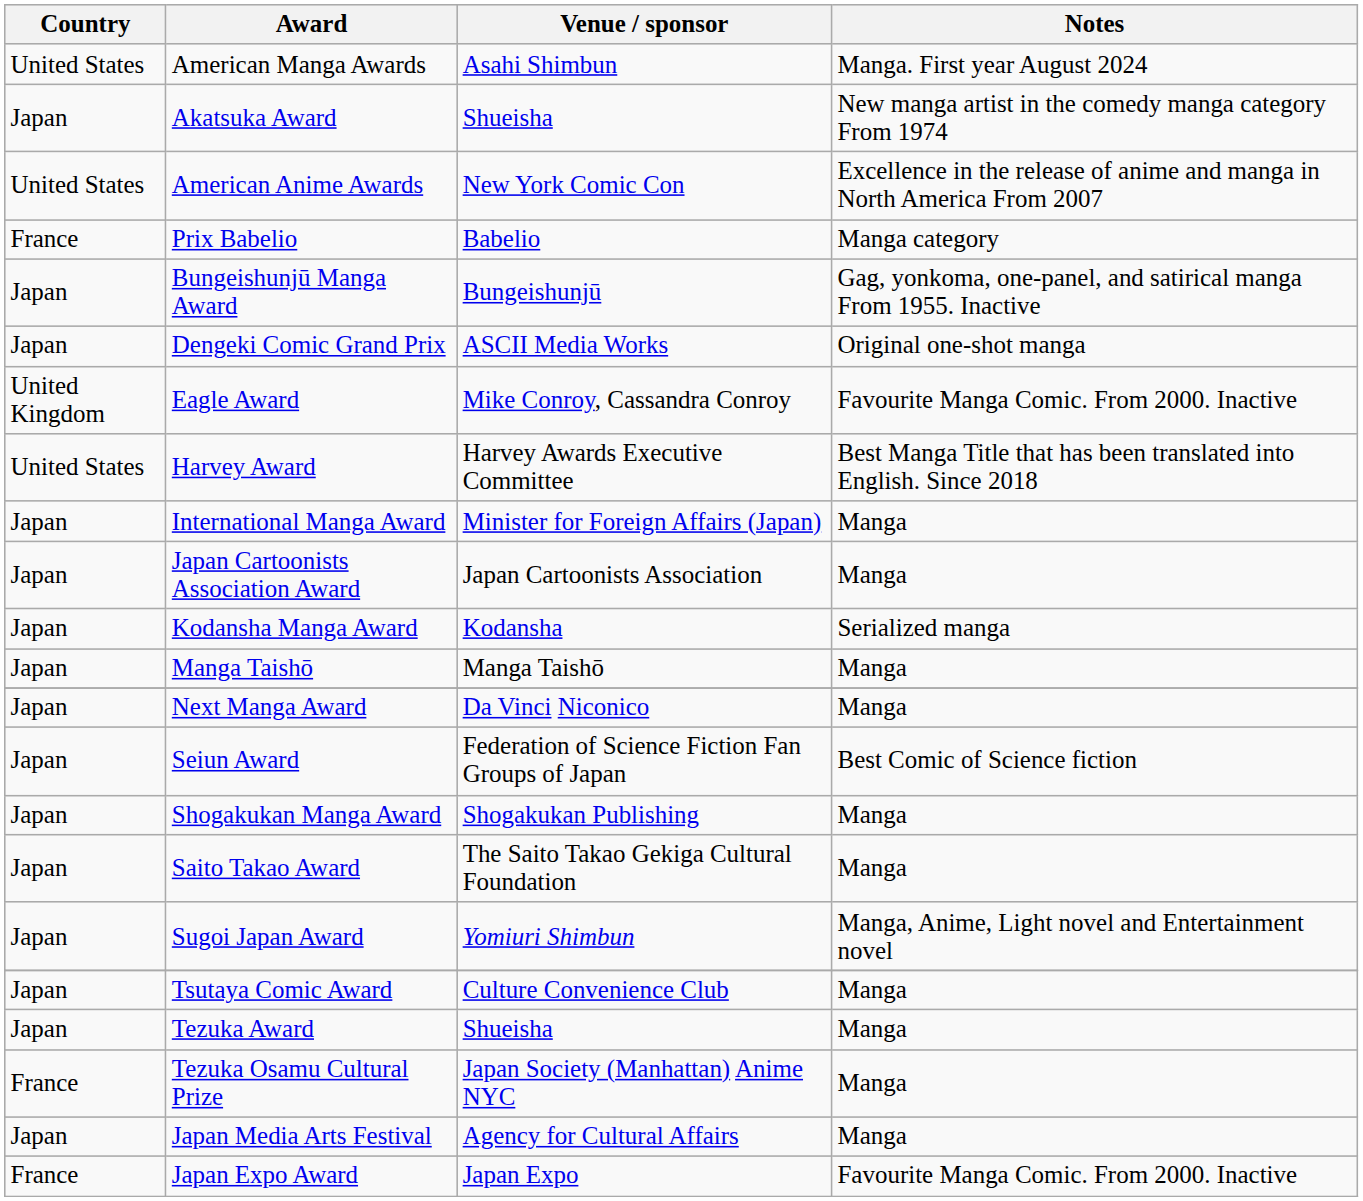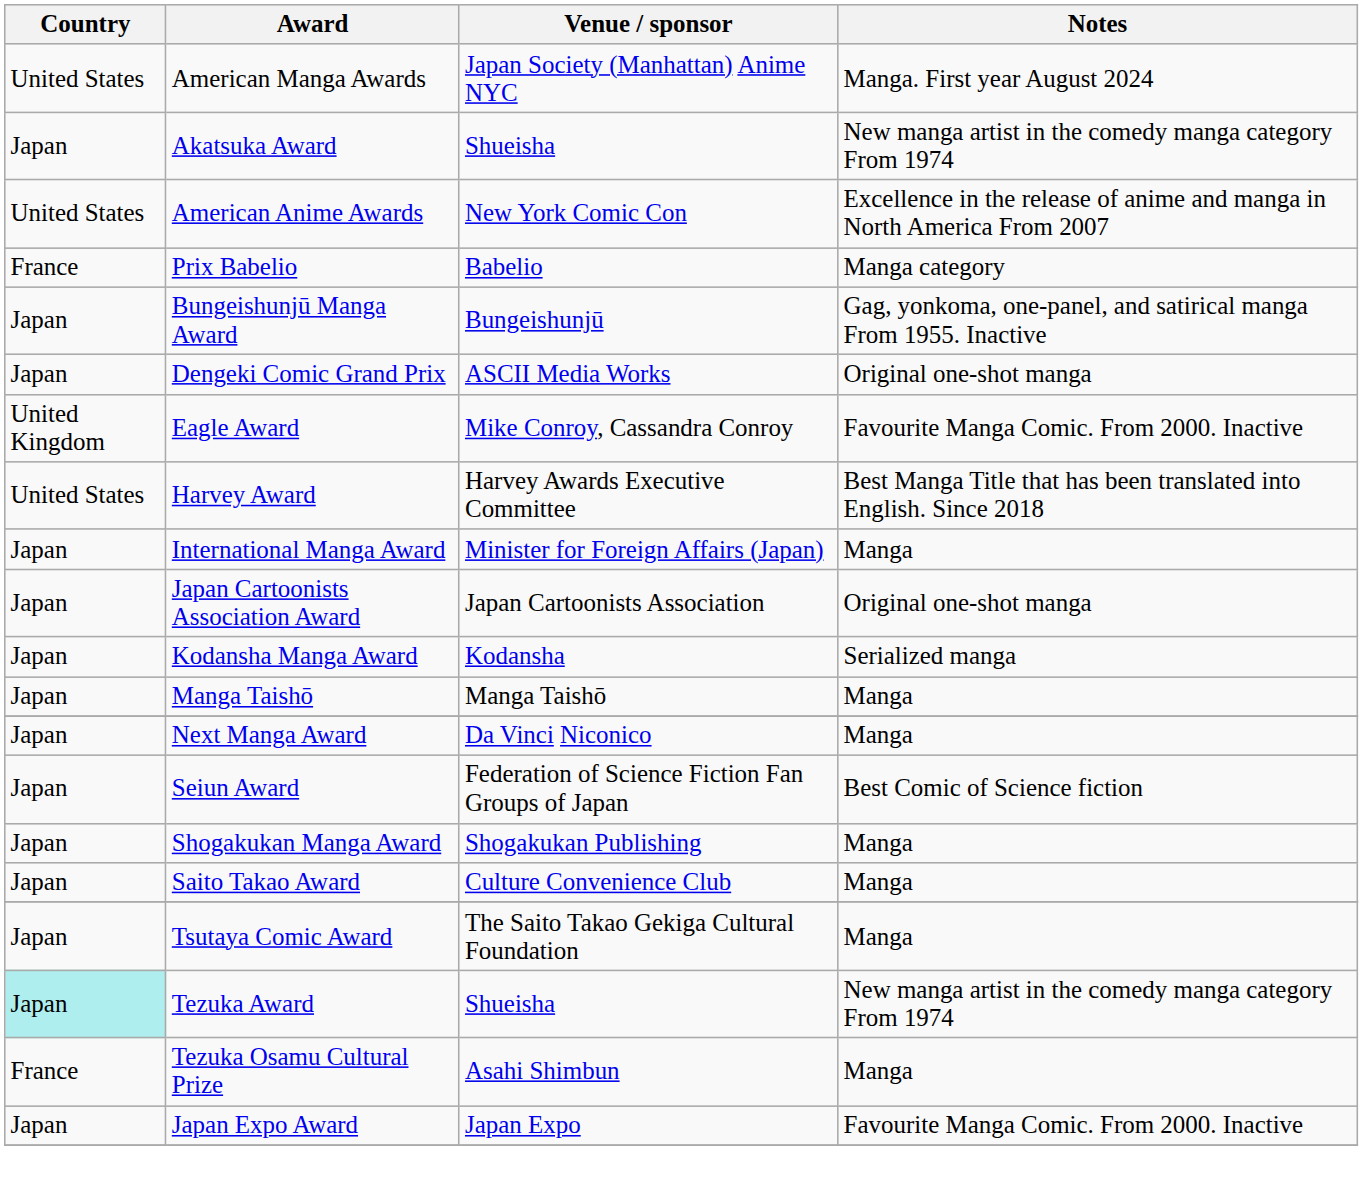(540, 63) Asahi Shimbun -> (635, 77) Japan Society (Manhattan) Anime NYC
(872, 574) Manga -> (968, 602) Original one-shot manga
(627, 868) The Saito Takao Gekiga Cultural Foundation -> (598, 882) Culture Convenience Club
- row: (268, 935)
(596, 989) Culture Convenience Club -> (630, 935) The Saito Takao Gekiga Cultural Foundation
(39, 1029) no background -> (39, 1003) paleturquoise background
(872, 1029) Manga -> (1088, 1003) New manga artist in the comedy manga category From 1974
(633, 1082) Japan Society (Manhattan) Anime NYC -> (542, 1071) Asahi Shimbun
- row: (302, 1136)
(44, 1175) France -> (39, 1124) Japan
